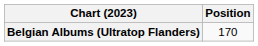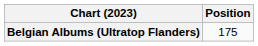(228, 31) 170 -> (228, 31) 175
